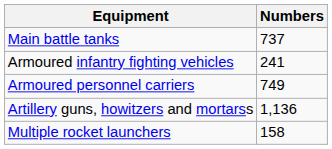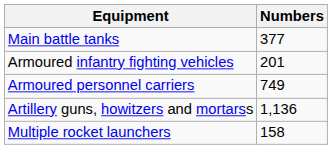(272, 39) 737 -> (272, 39) 377
(272, 62) 241 -> (272, 62) 201
